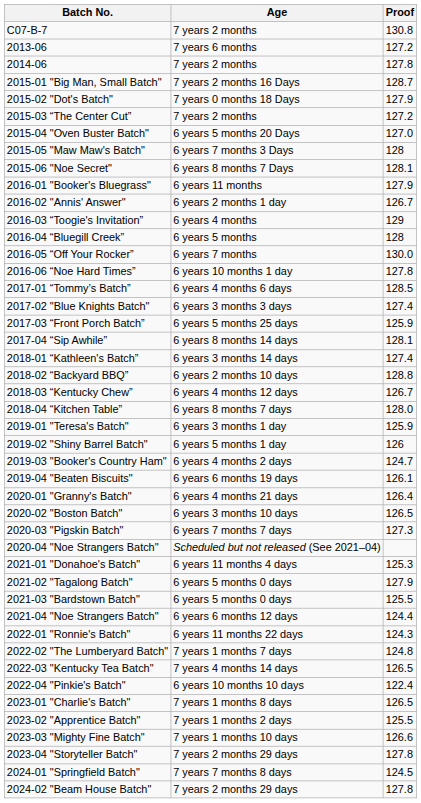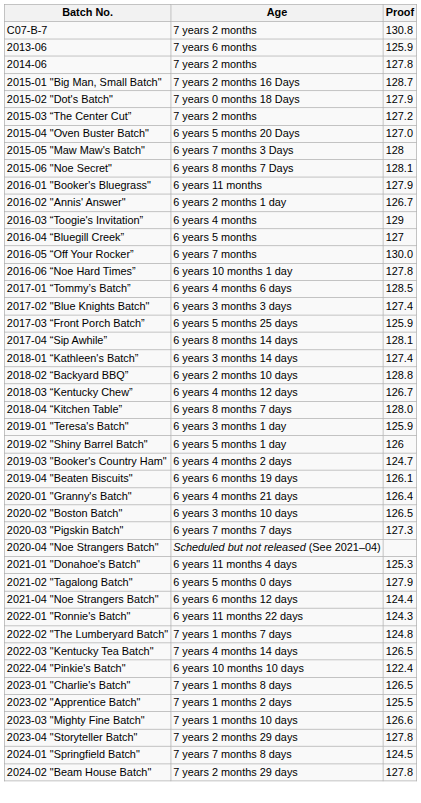(399, 47) 127.2 -> (399, 47) 125.9
(395, 237) 128 -> (395, 237) 127
- row: (73, 599)
